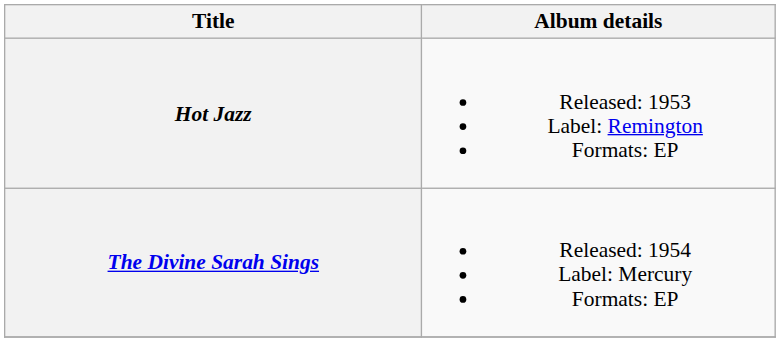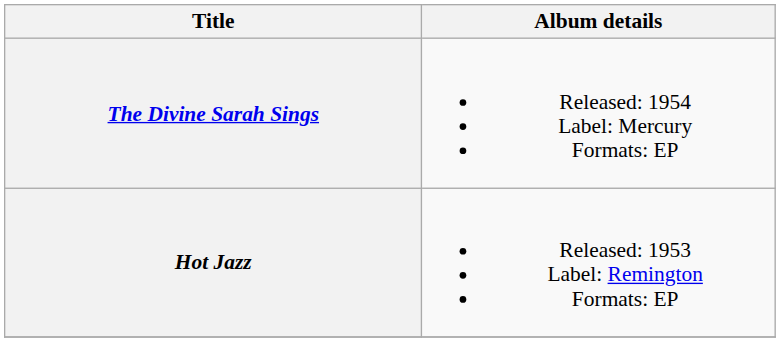rows swapped: (213, 113) <-> (213, 262)
